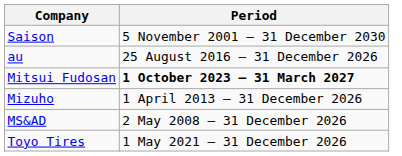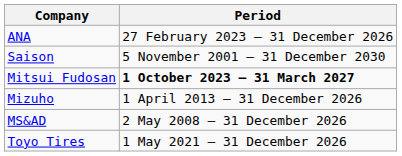+ row: (19, 36)
- row: (15, 57)
